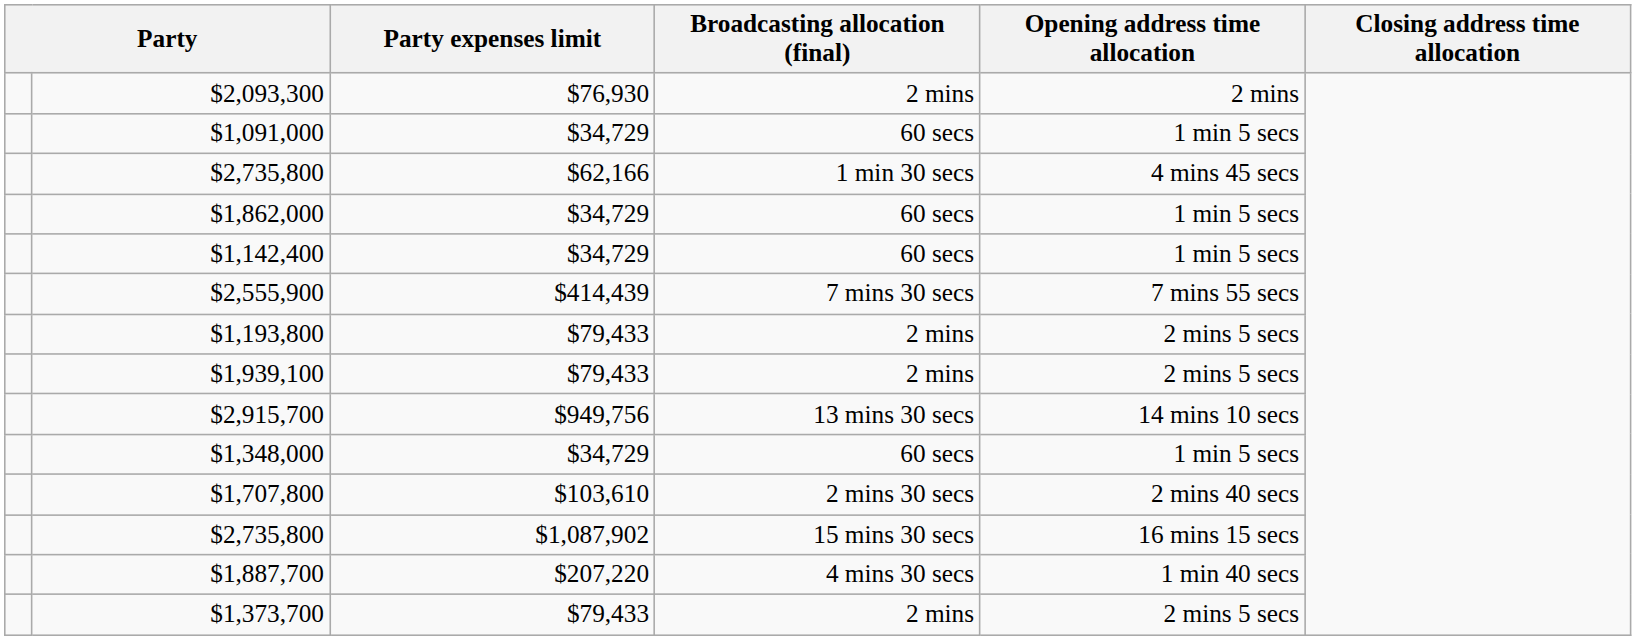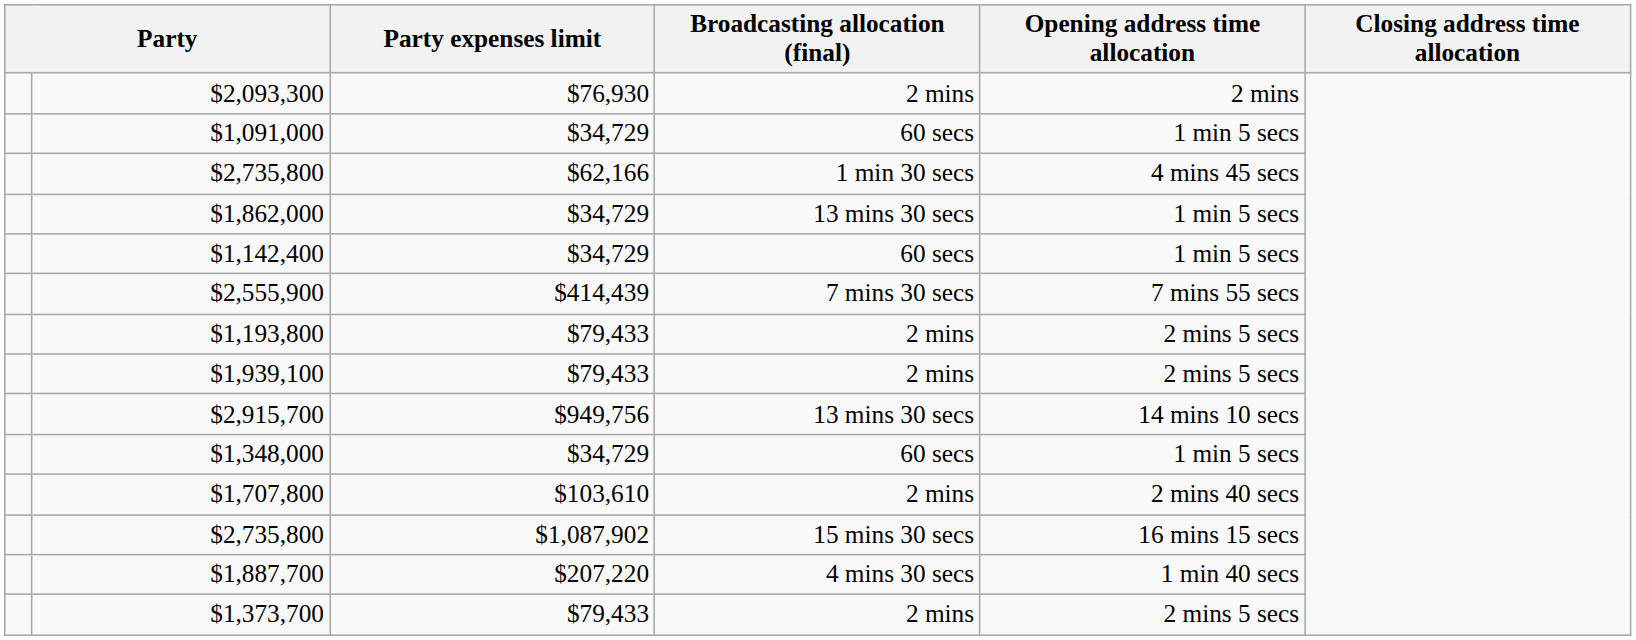(937, 213) 60 secs -> (894, 213) 13 mins 30 secs
(900, 494) 2 mins 30 secs -> (940, 494) 2 mins
